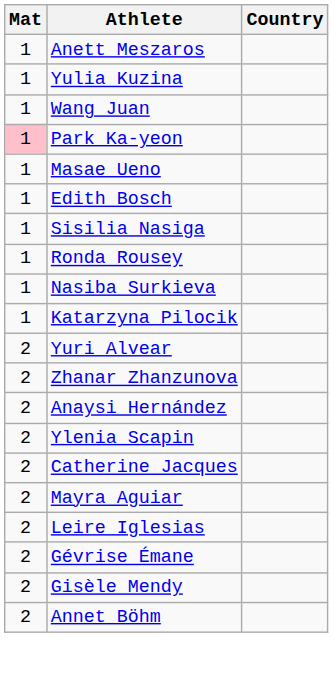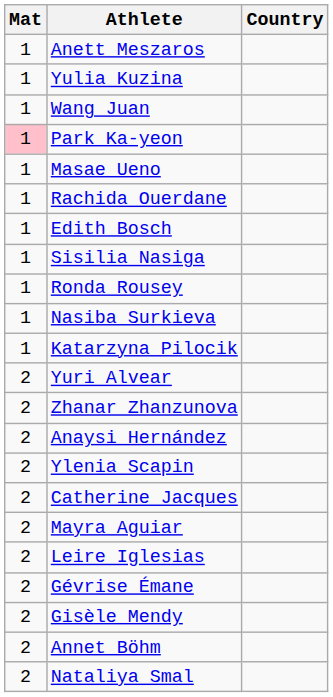+ row: (139, 199)
+ row: (122, 677)
